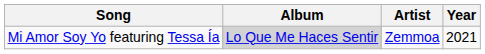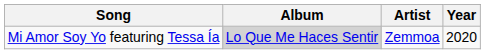(461, 37) 2021 -> (461, 37) 2020
